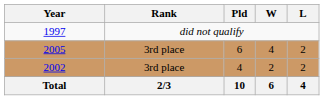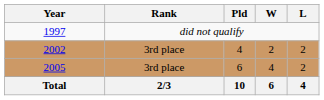rows swapped: (54, 68) <-> (54, 50)
